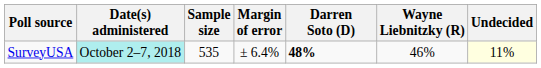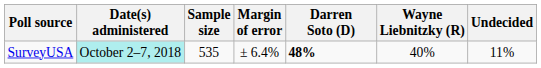(422, 52) 46% -> (422, 52) 40%
(502, 52) lightyellow background -> (502, 52) no background
